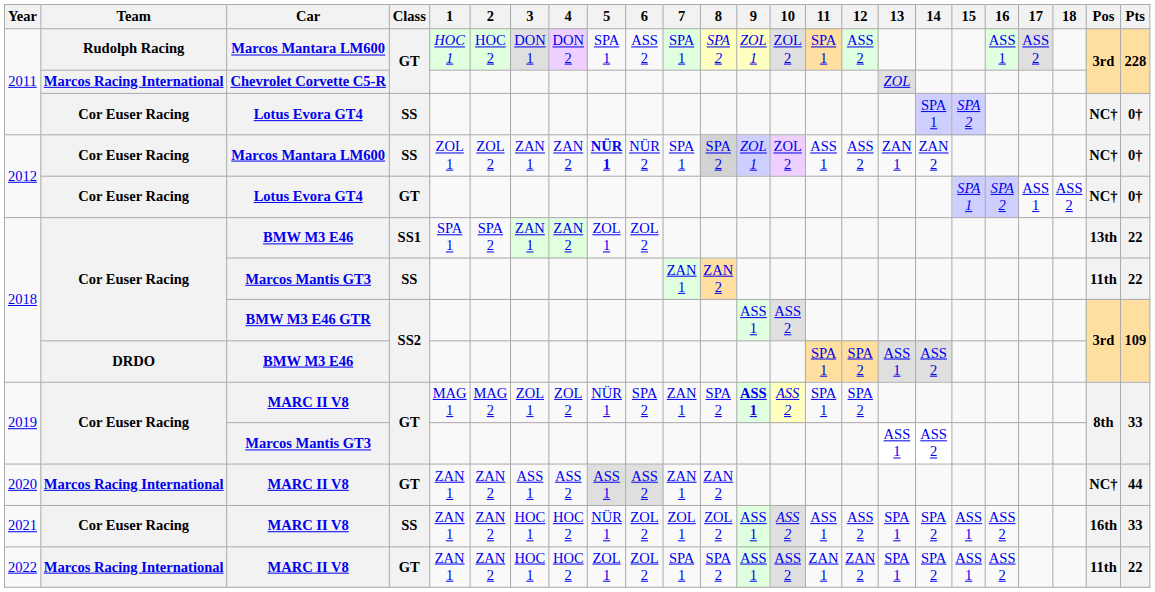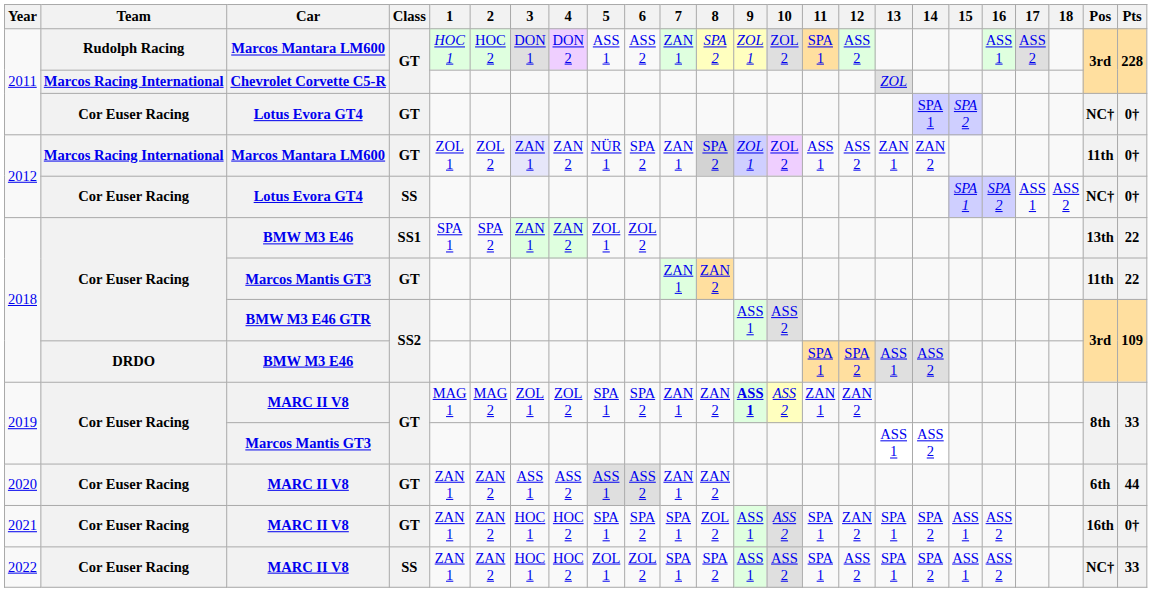(607, 49) SPA 1 -> (606, 49) ASS 1
(682, 49) SPA 1 -> (678, 49) ZAN 1
(409, 114) SS -> (409, 114) GT
(134, 155) Cor Euser Racing -> (134, 155) Marcos Racing International
(409, 155) SS -> (409, 155) GT
(530, 155) no background -> (530, 155) lavender background
(607, 155) bold -> (606, 155) normal
(644, 155) NÜR 2 -> (642, 155) SPA 2
(682, 155) SPA 1 -> (678, 155) ZAN 1
(1103, 155) NC† -> (1100, 155) 11th
(409, 196) GT -> (409, 196) SS
(409, 279) SS -> (409, 279) GT
(607, 402) NÜR 1 -> (606, 402) SPA 1
(718, 402) SPA 2 -> (715, 402) ZAN 2
(824, 402) SPA 1 -> (820, 402) ZAN 1
(860, 402) SPA 2 -> (857, 402) ZAN 2
(134, 485) Marcos Racing International -> (134, 485) Cor Euser Racing
(1103, 485) NC† -> (1100, 485) 6th
(409, 526) SS -> (409, 526) GT
(607, 526) NÜR 1 -> (606, 526) SPA 1
(644, 526) ZOL 2 -> (642, 526) SPA 2
(682, 526) ZOL 1 -> (678, 526) SPA 1
(824, 526) ASS 1 -> (820, 526) SPA 1
(860, 526) ASS 2 -> (857, 526) ZAN 2
(1135, 526) 33 -> (1132, 526) 0†
(134, 567) Marcos Racing International -> (134, 567) Cor Euser Racing
(409, 567) GT -> (409, 567) SS
(824, 567) ZAN 1 -> (820, 567) SPA 1
(860, 567) ZAN 2 -> (857, 567) ASS 2
(1103, 567) 11th -> (1100, 567) NC†
(1135, 567) 22 -> (1132, 567) 33
